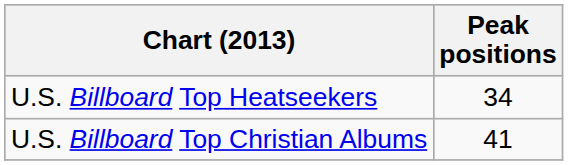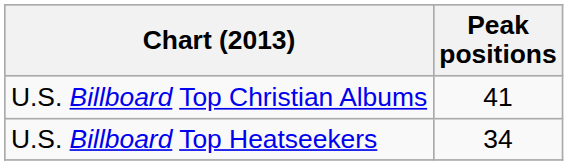rows swapped: (194, 97) <-> (219, 138)
